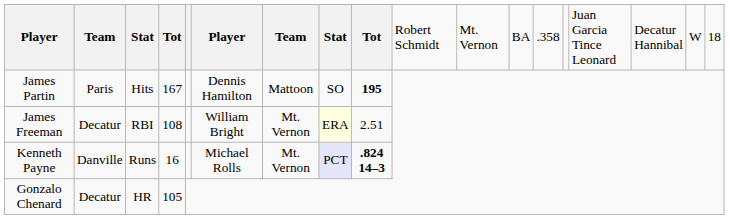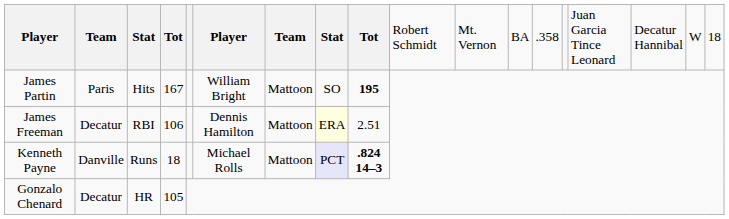(227, 88) Dennis Hamilton -> (229, 88) William Bright
(172, 124) 108 -> (173, 124) 106
(227, 124) William Bright -> (229, 124) Dennis Hamilton
(291, 124) Mt. Vernon -> (290, 124) Mattoon
(172, 160) 16 -> (173, 160) 18
(291, 160) Mt. Vernon -> (290, 160) Mattoon
